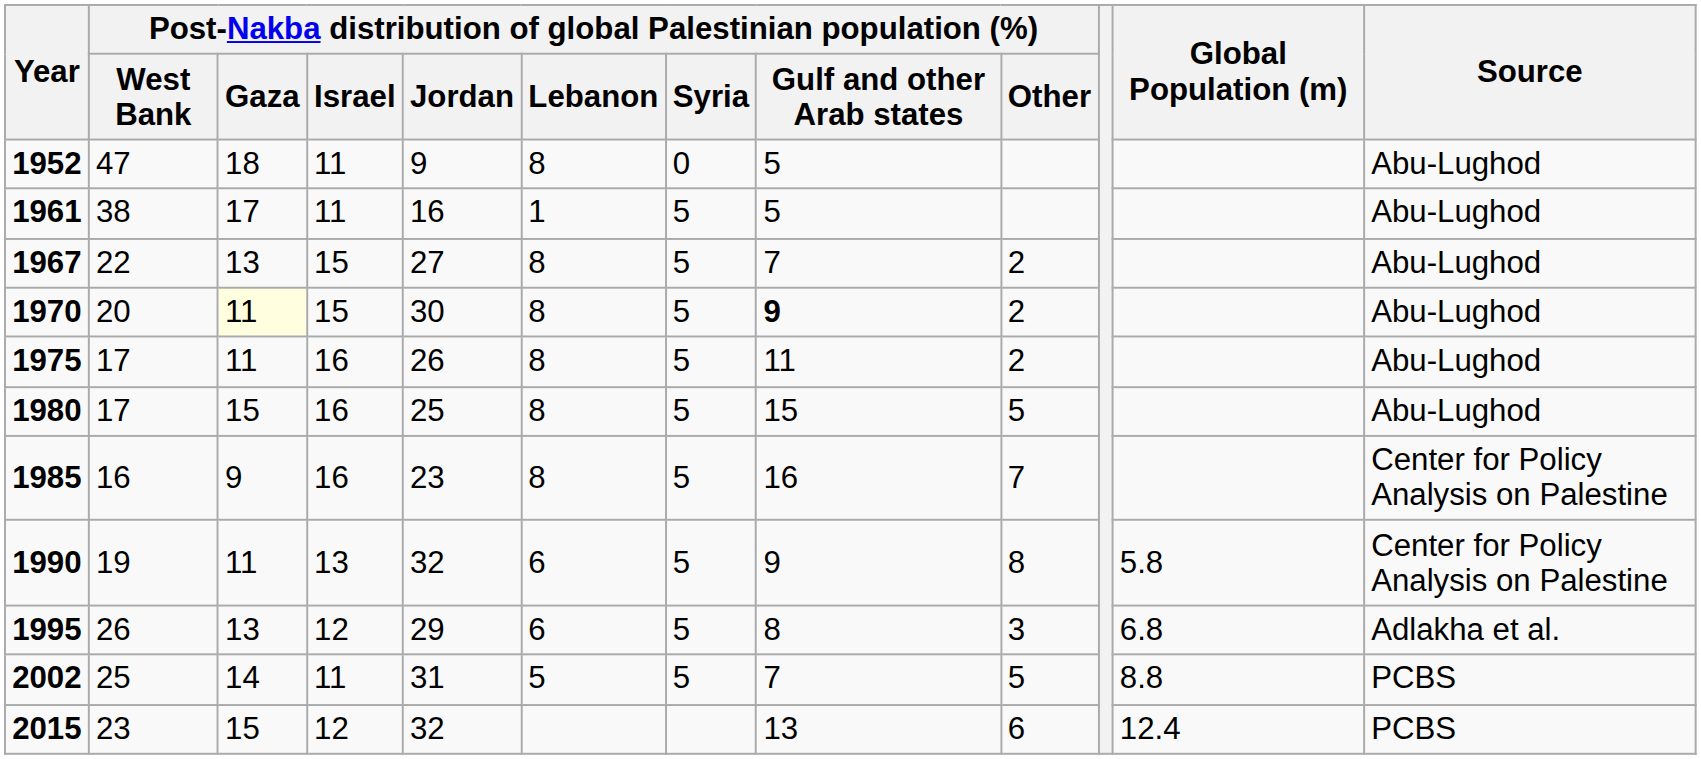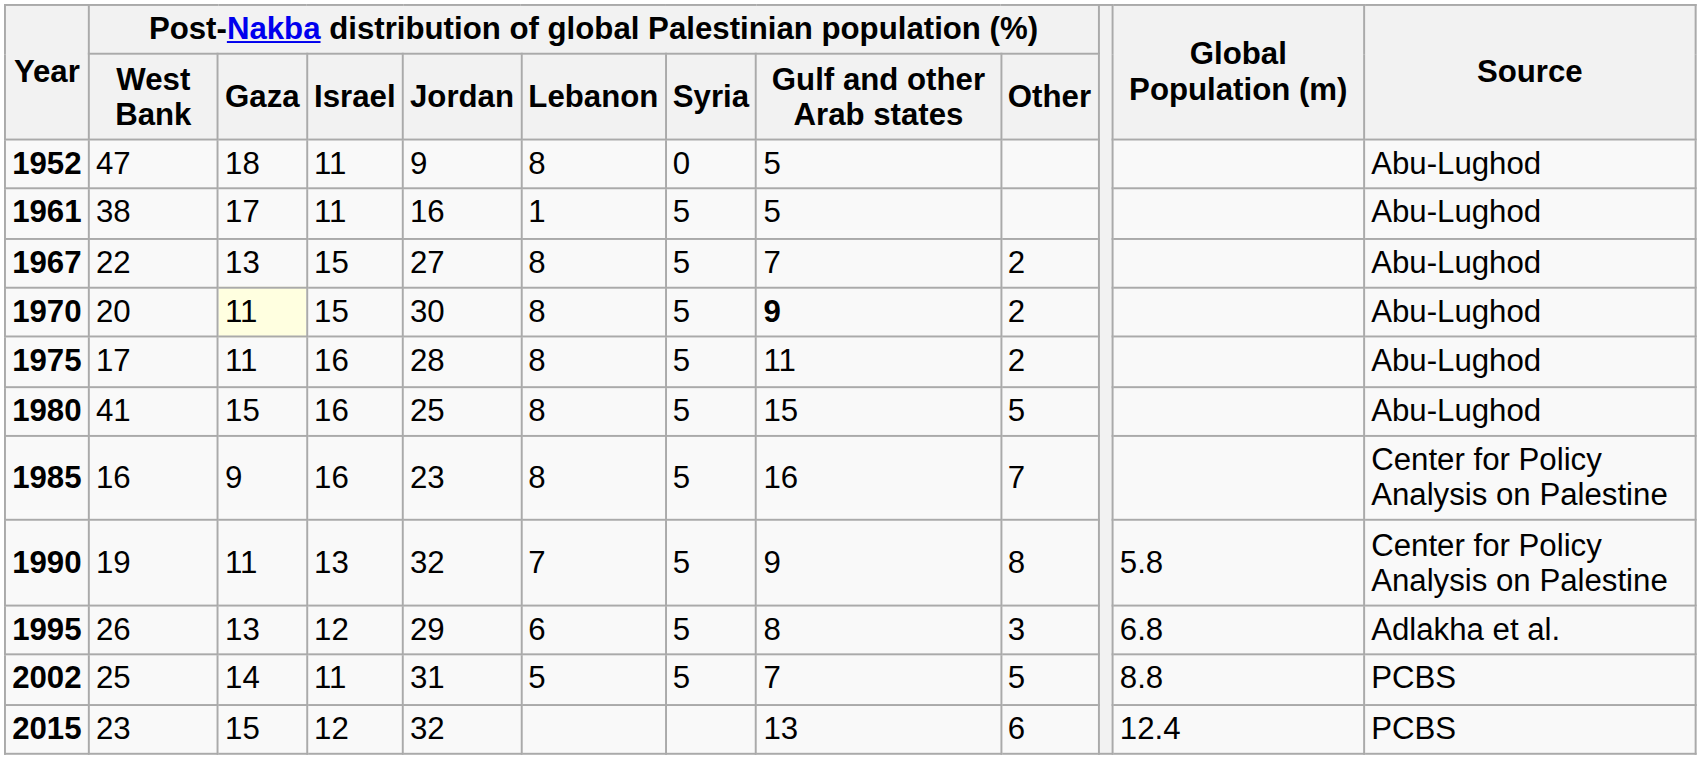(427, 361) 26 -> (427, 361) 28
(113, 410) 17 -> (113, 410) 41
(537, 562) 6 -> (537, 562) 7
